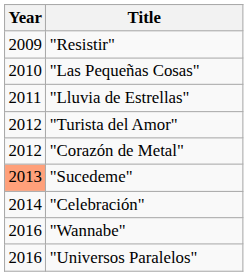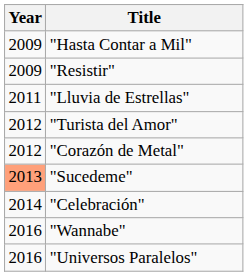+ row: (121, 44)
- row: (125, 71)
